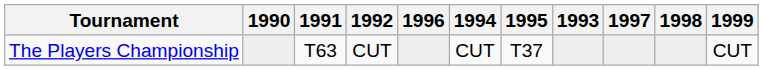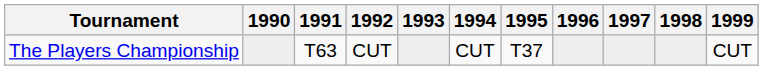columns swapped: (578, 20) <-> (423, 20)
